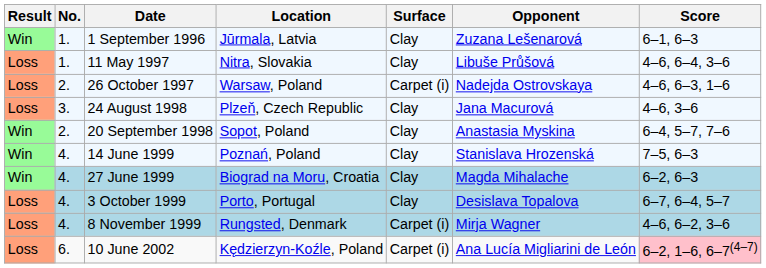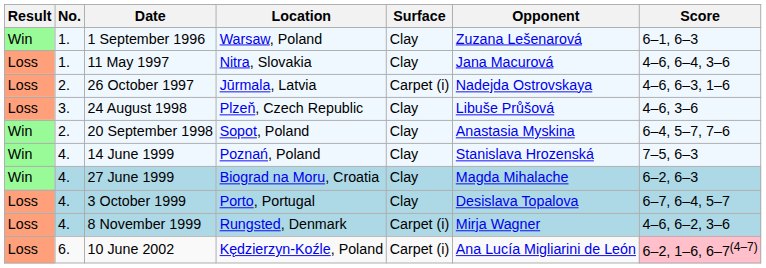(268, 38) Jūrmala, Latvia -> (271, 38) Warsaw, Poland
(505, 61) Libuše Průšová -> (505, 61) Jana Macurová
(271, 85) Warsaw, Poland -> (268, 85) Jūrmala, Latvia
(505, 108) Jana Macurová -> (505, 108) Libuše Průšová
